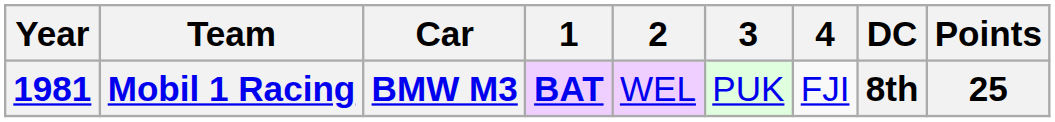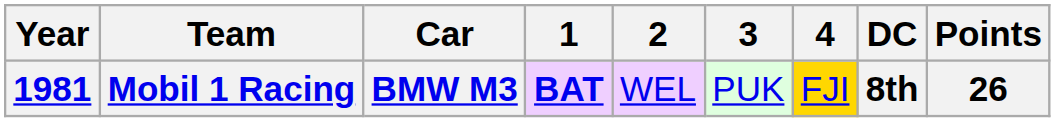(825, 89) no background -> (825, 89) gold background
(988, 89) 25 -> (988, 89) 26
